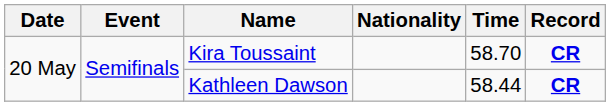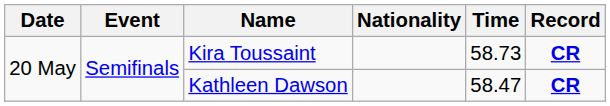(496, 52) 58.70 -> (496, 52) 58.73
(496, 85) 58.44 -> (496, 85) 58.47
